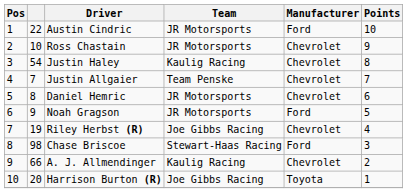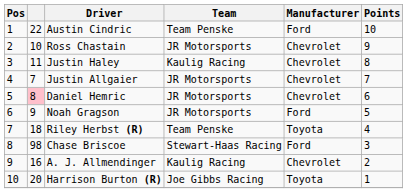(209, 29) JR Motorsports -> (200, 29) Team Penske
(36, 62) 54 -> (36, 62) 11
(200, 79) Team Penske -> (209, 79) JR Motorsports
(33, 96) no background -> (33, 96) pink background
(36, 129) 19 -> (36, 129) 18
(215, 129) Joe Gibbs Racing -> (200, 129) Team Penske
(314, 129) Chevrolet -> (305, 129) Toyota
(36, 162) 66 -> (36, 162) 16
